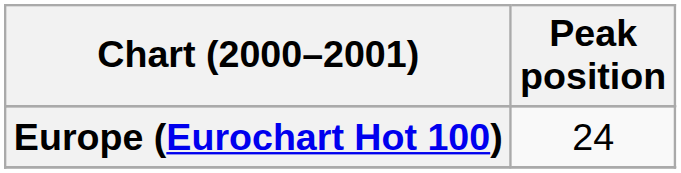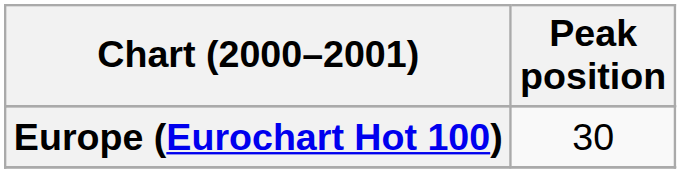(593, 136) 24 -> (593, 136) 30
